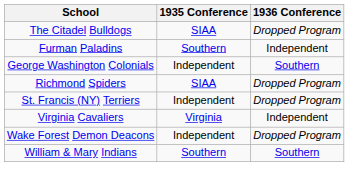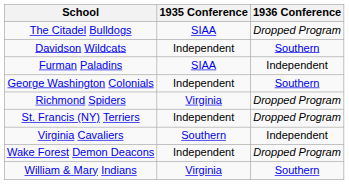+ row: (81, 48)
(204, 48) Southern -> (204, 65) SIAA
(204, 83) SIAA -> (204, 100) Virginia
(204, 118) Virginia -> (204, 135) Southern
(204, 153) Southern -> (204, 170) Virginia
